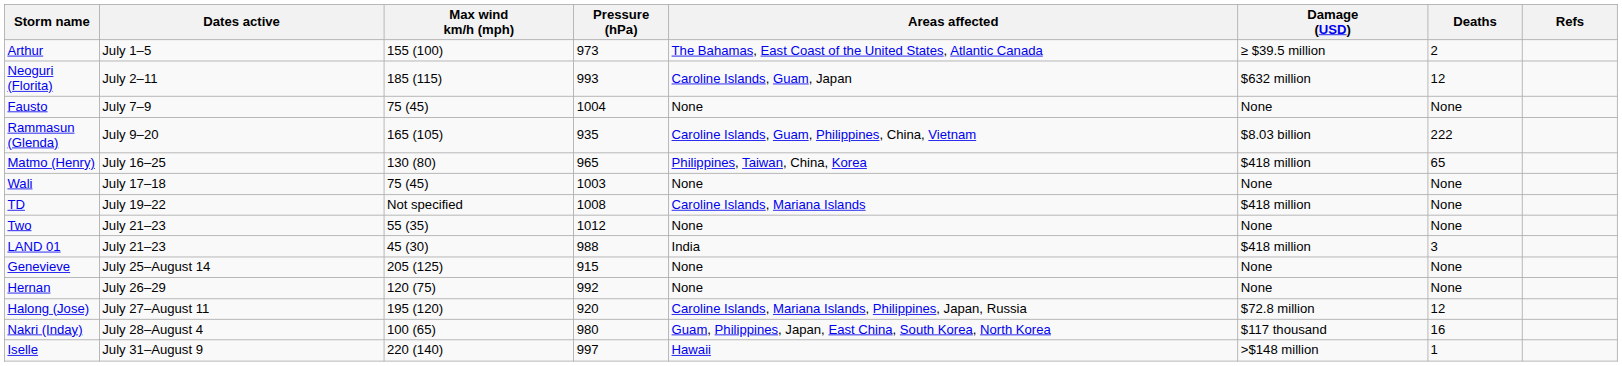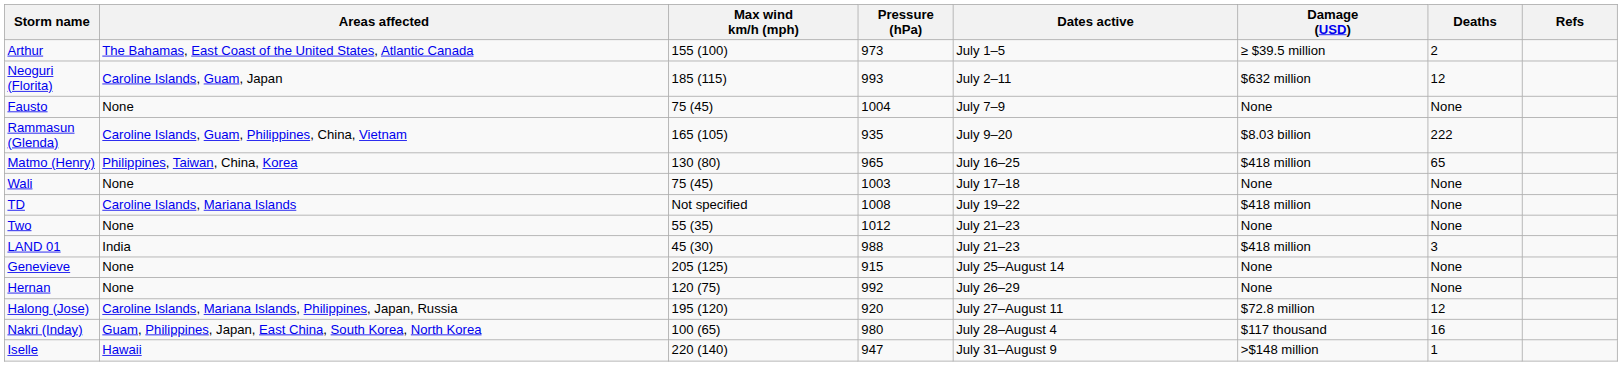columns swapped: (242, 22) <-> (953, 22)
(588, 350) 997 -> (872, 350) 947
